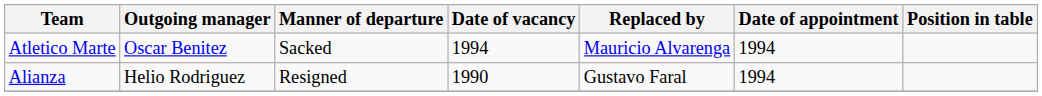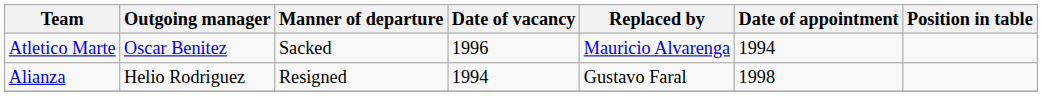(470, 47) 1994 -> (470, 47) 1996
(470, 76) 1990 -> (470, 76) 1994
(757, 76) 1994 -> (757, 76) 1998
